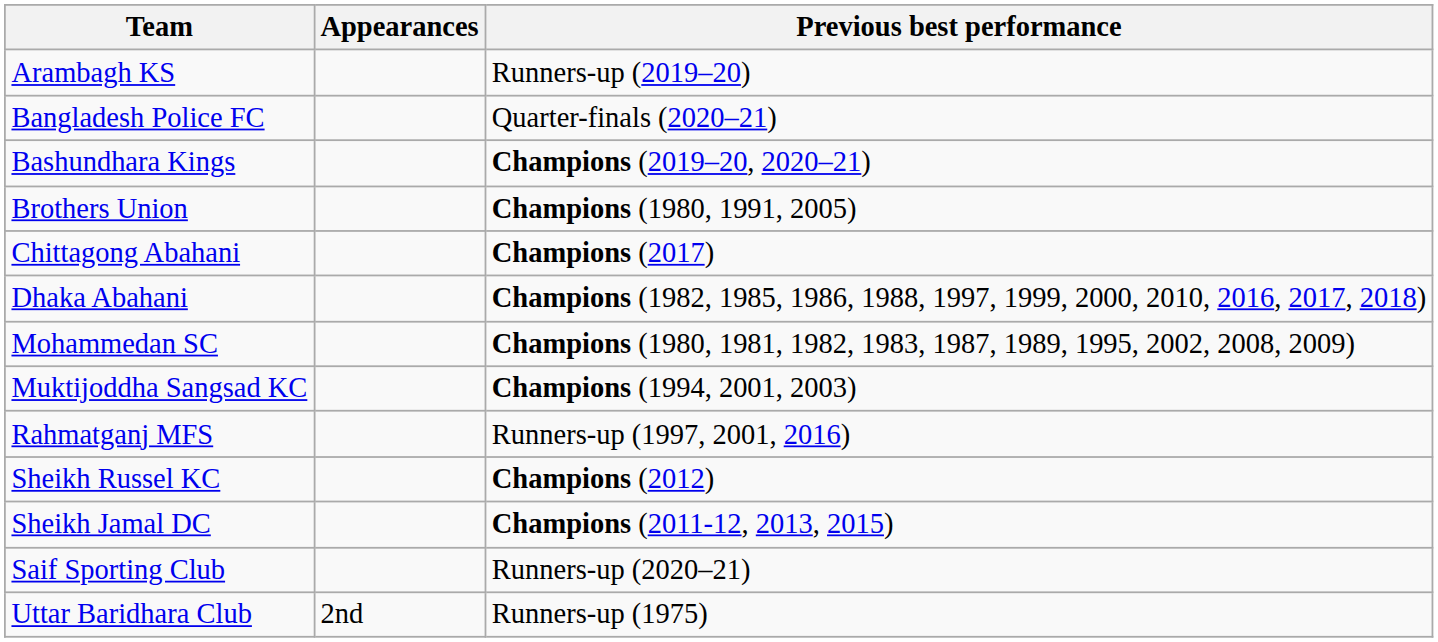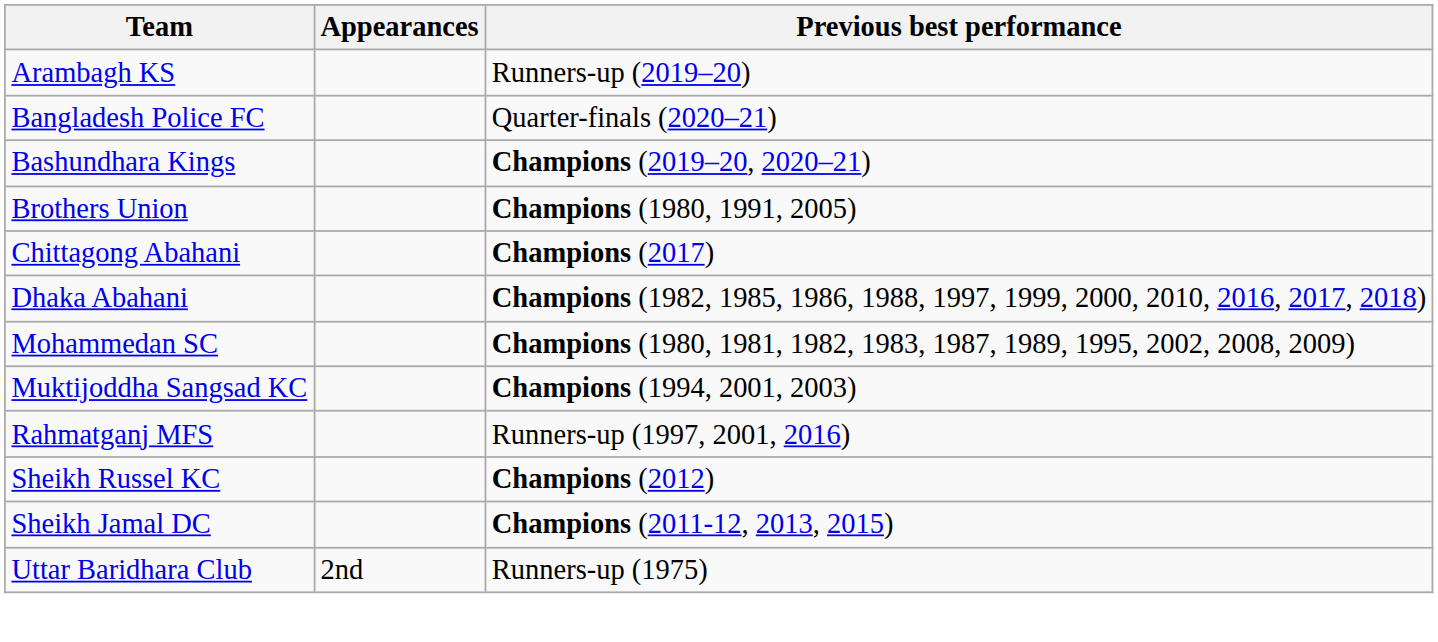- row: (118, 569)
